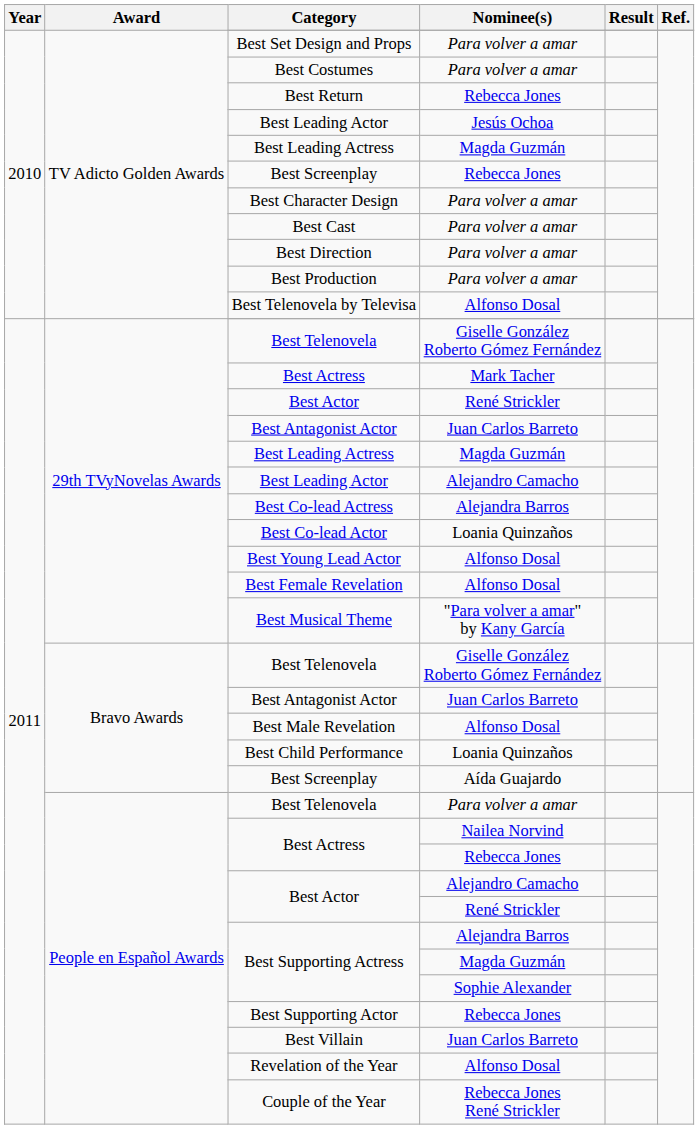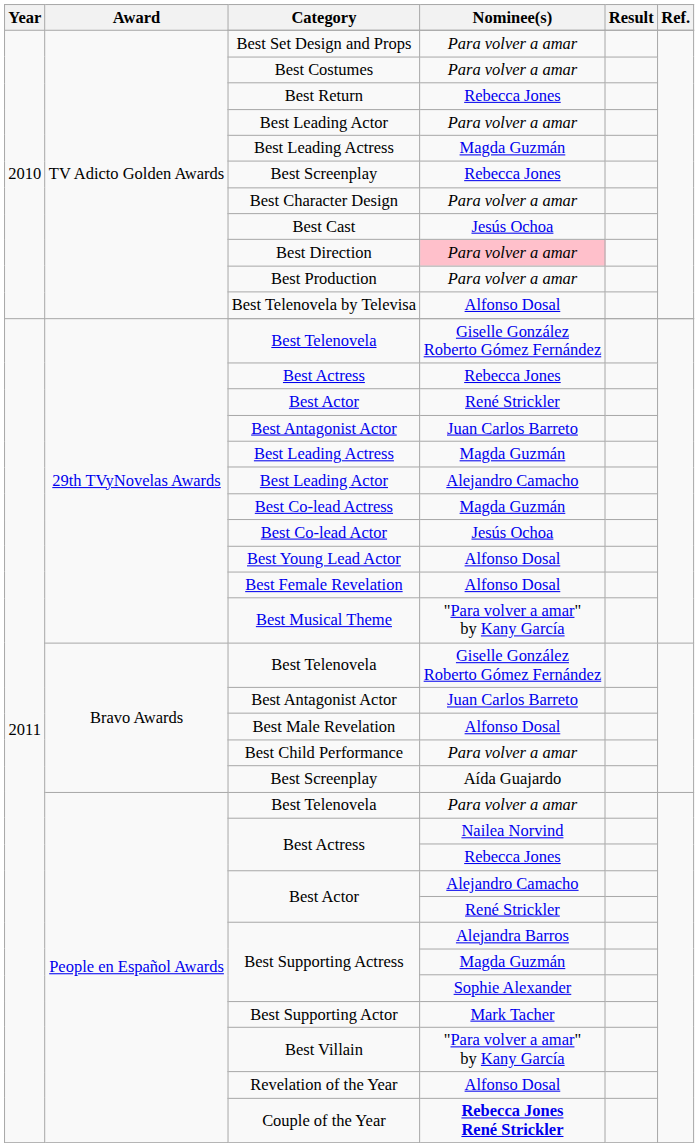(512, 122) Jesús Ochoa -> (512, 122) Para volver a amar
(512, 226) Para volver a amar -> (512, 226) Jesús Ochoa
(512, 252) no background -> (512, 252) pink background
(512, 375) Mark Tacher -> (512, 375) Rebecca Jones
(512, 506) Alejandra Barros -> (512, 506) Magda Guzmán
(512, 532) Loania Quinzaños -> (512, 532) Jesús Ochoa
(512, 752) Loania Quinzaños -> (512, 752) Para volver a amar
(512, 1014) Rebecca Jones -> (512, 1014) Mark Tacher
(512, 1040) Juan Carlos Barreto -> (512, 1049) "Para volver a amar" by Kany García
(512, 1101) normal -> (512, 1120) bold
